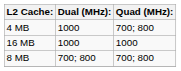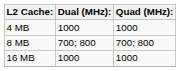(135, 27) 700; 800 -> (127, 27) 1000
rows swapped: (18, 58) <-> (21, 43)
